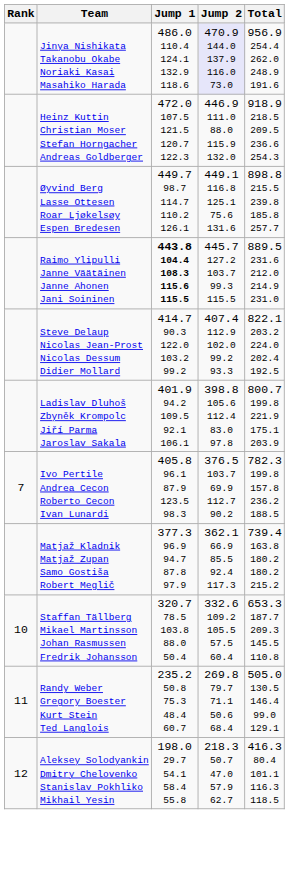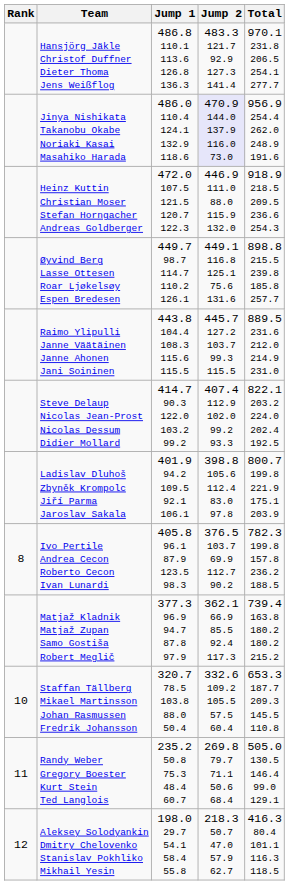+ row: (86, 66)
(175, 273) bold -> (175, 344) normal
(21, 487) 7 -> (21, 559) 8
